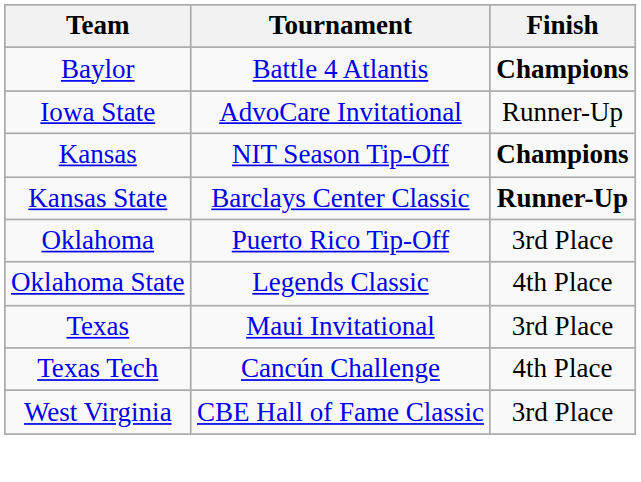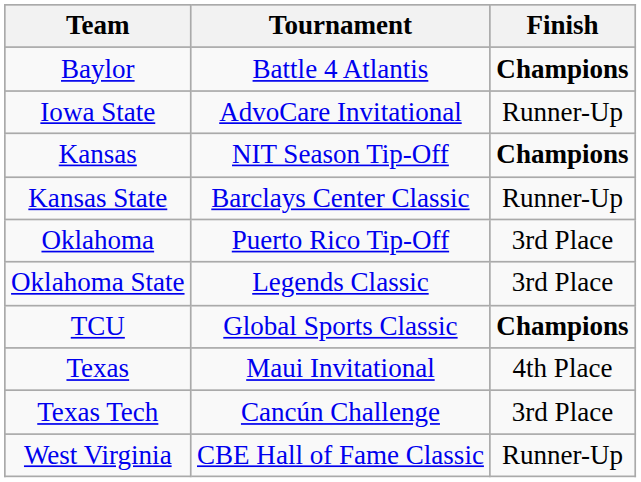(562, 197) bold -> (562, 197) normal
(562, 283) 4th Place -> (562, 283) 3rd Place
+ row: (98, 326)
(562, 326) 3rd Place -> (562, 369) 4th Place
(562, 369) 4th Place -> (562, 411) 3rd Place
(562, 411) 3rd Place -> (562, 454) Runner-Up
